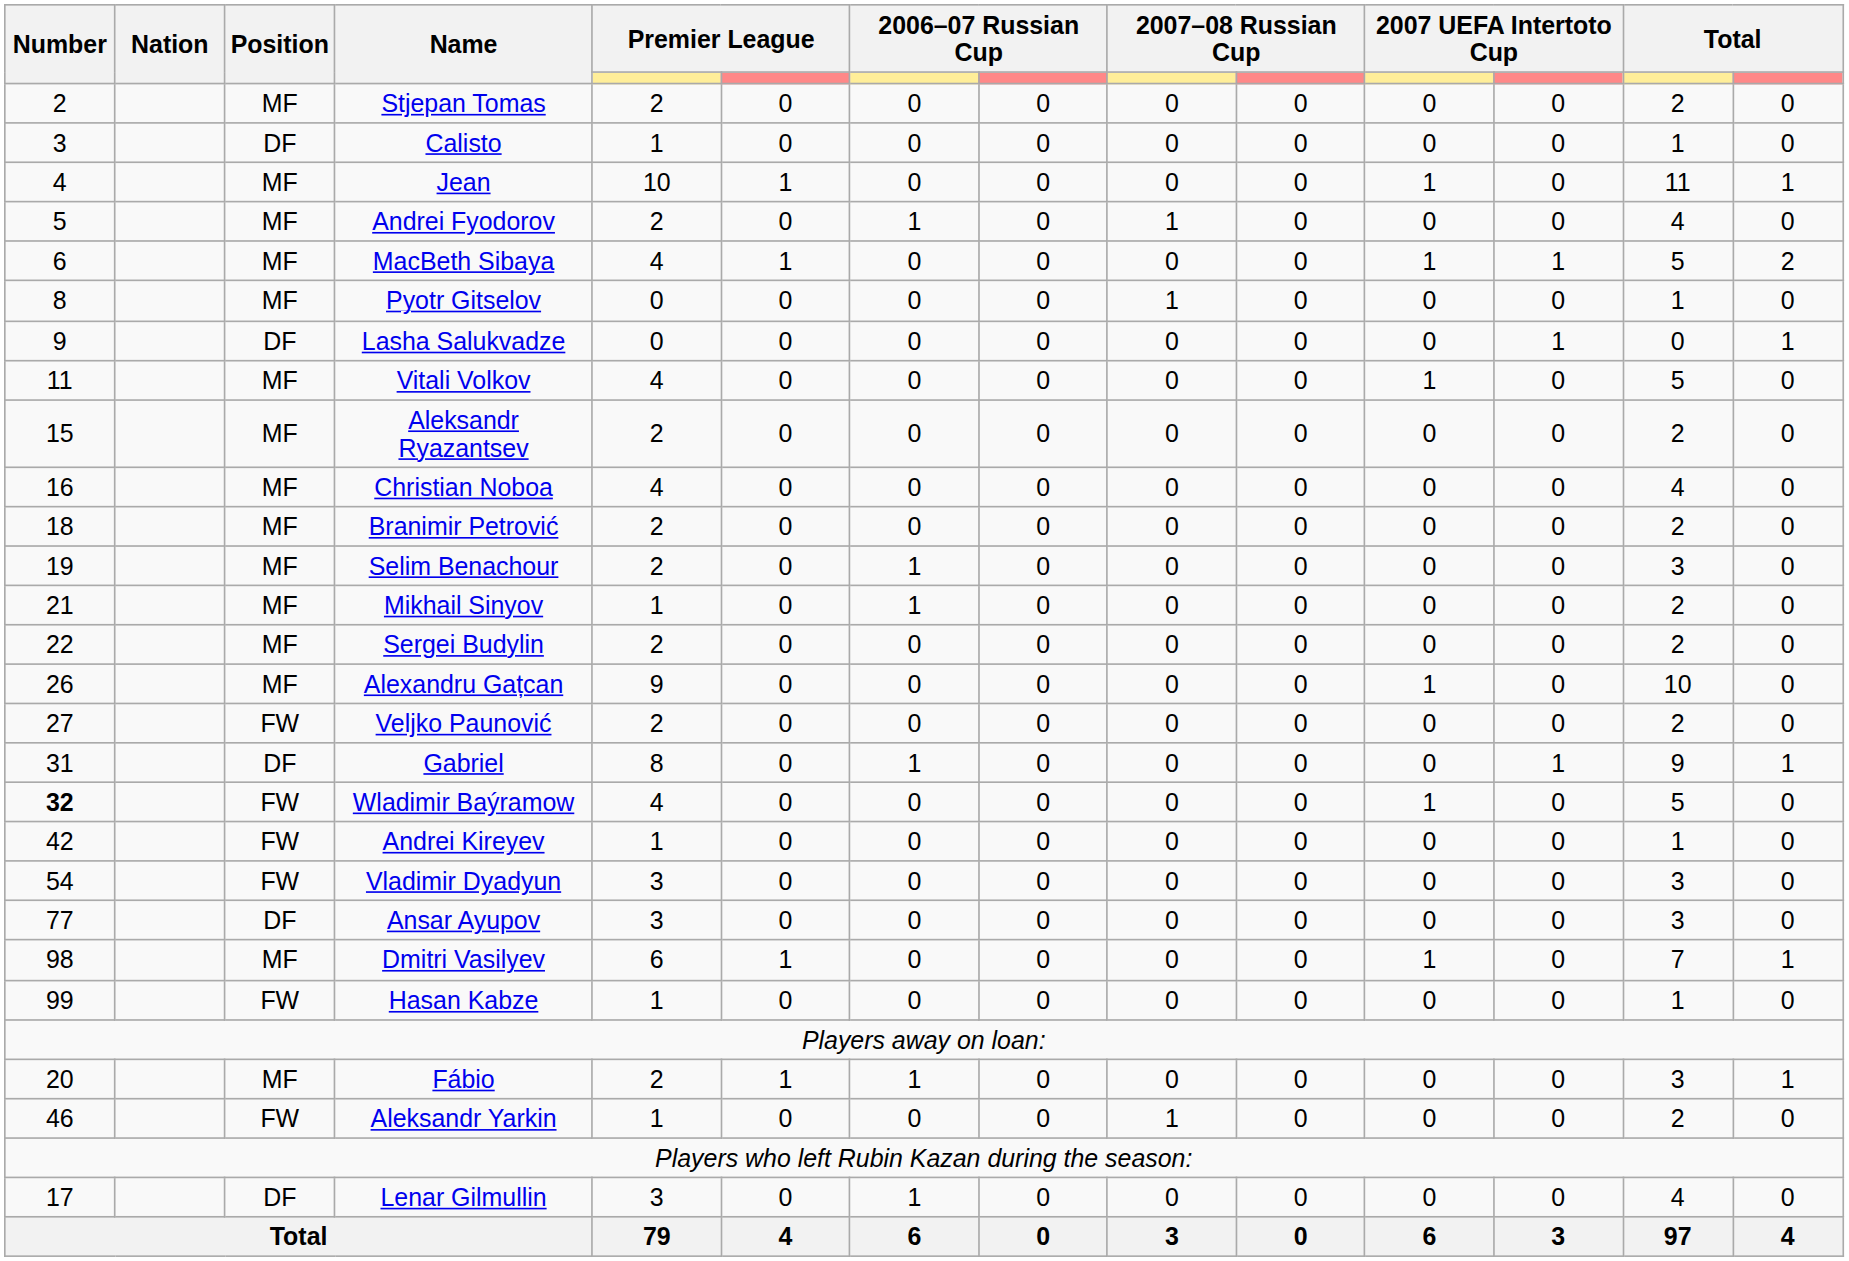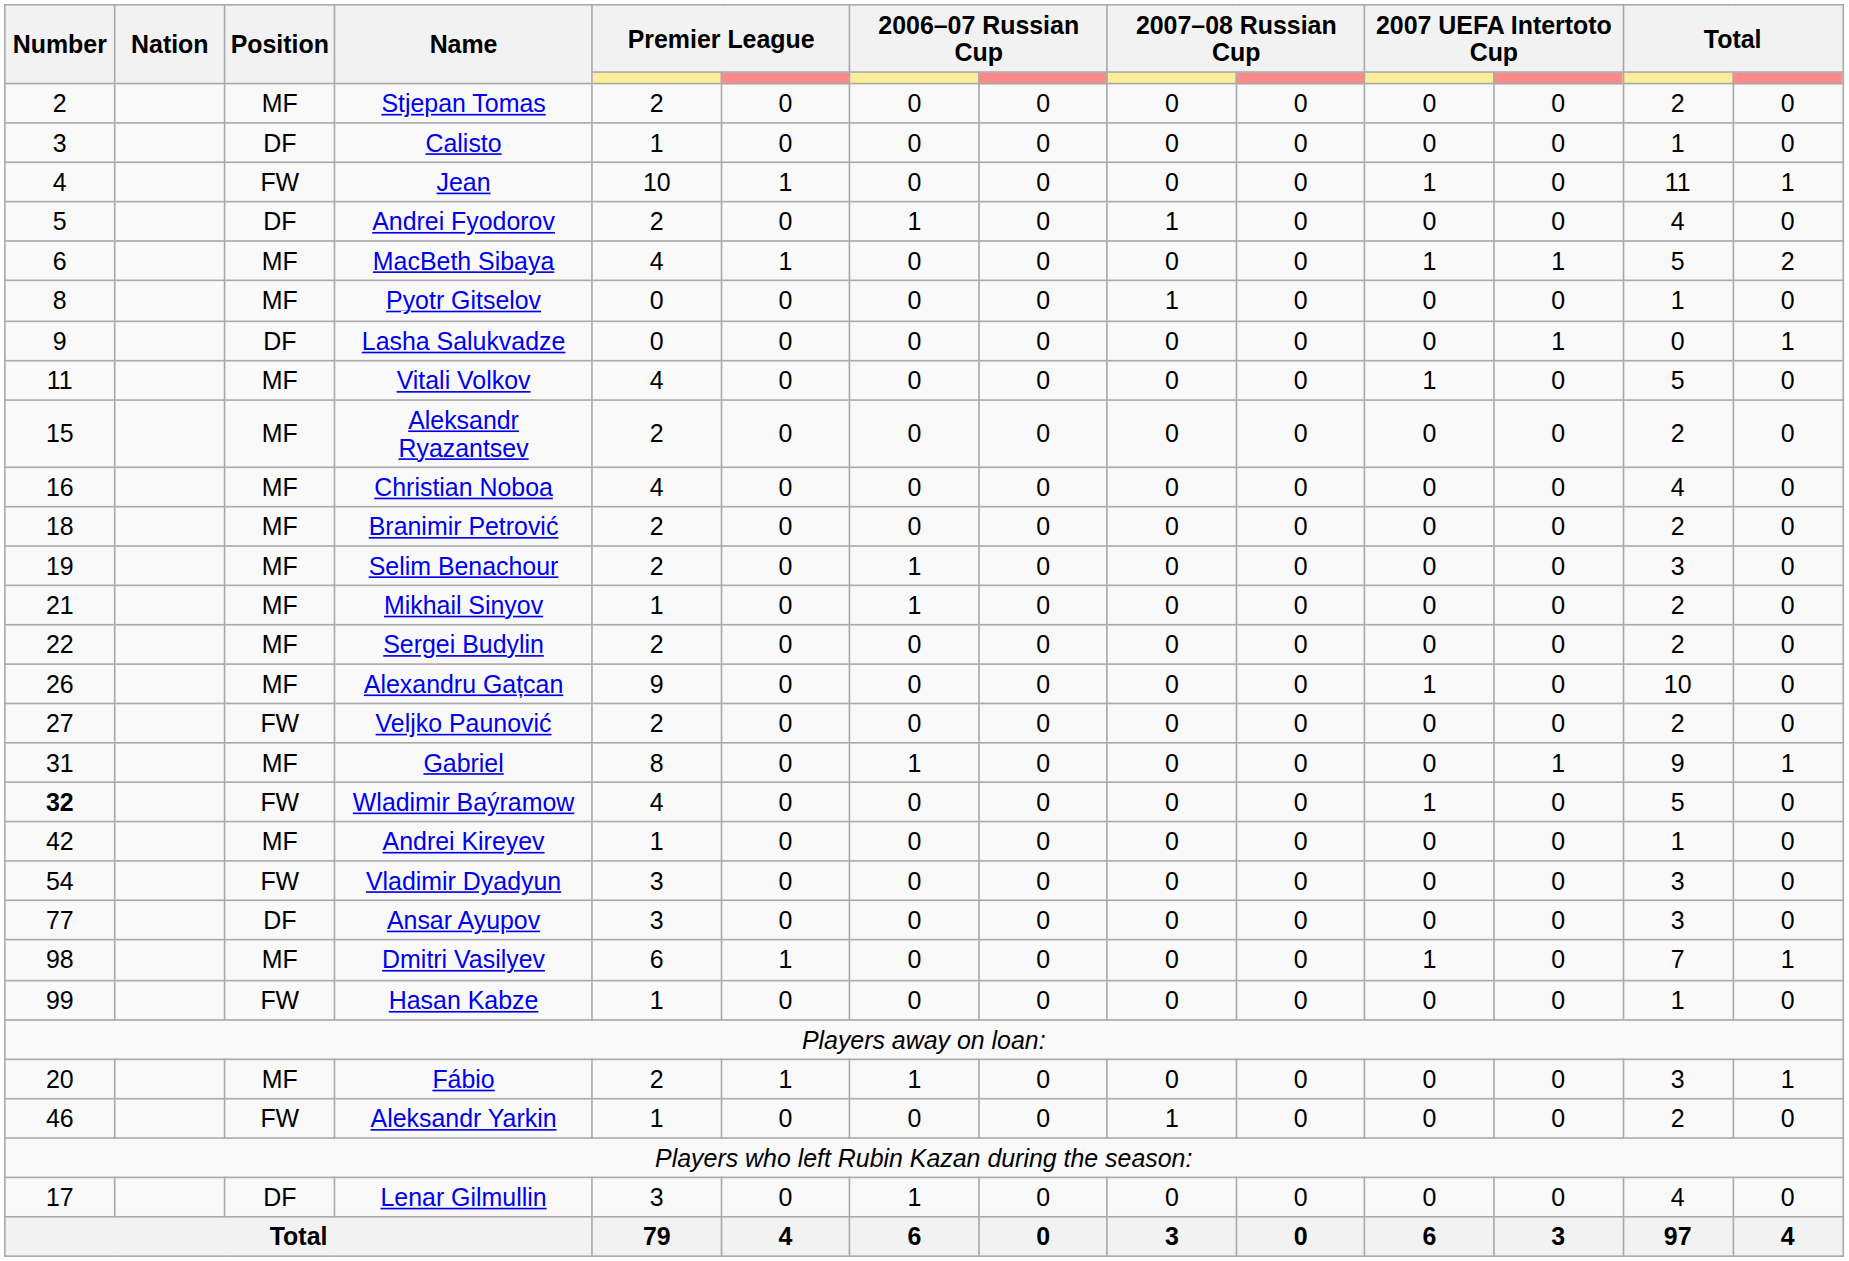(280, 183) MF -> (280, 183) FW
(280, 222) MF -> (280, 222) DF
(280, 763) DF -> (280, 763) MF
(280, 842) FW -> (280, 842) MF
